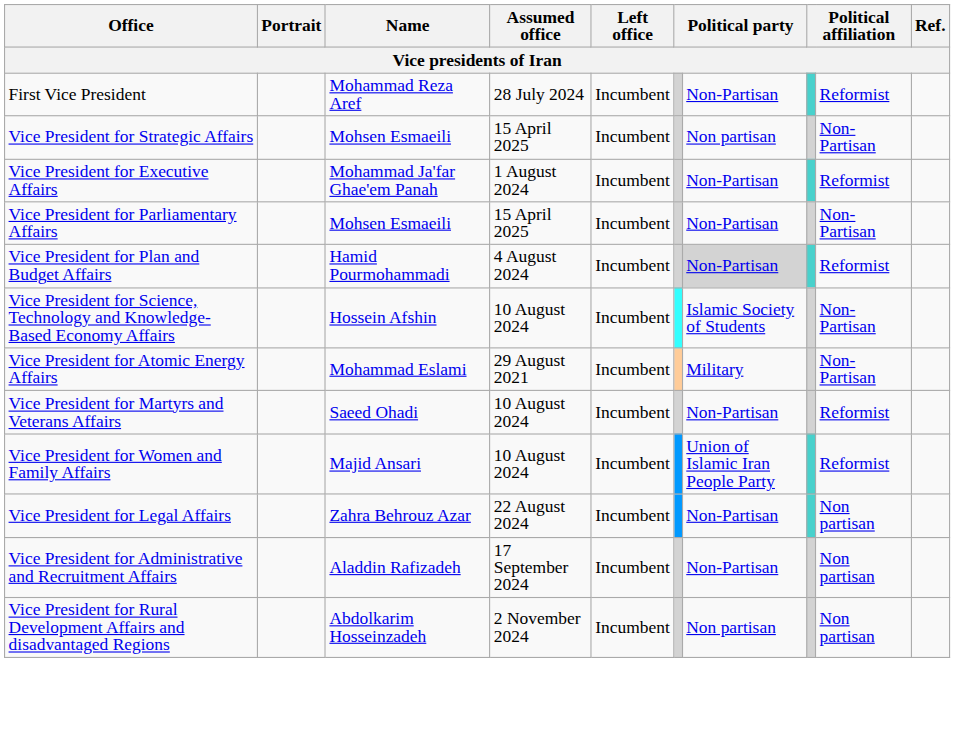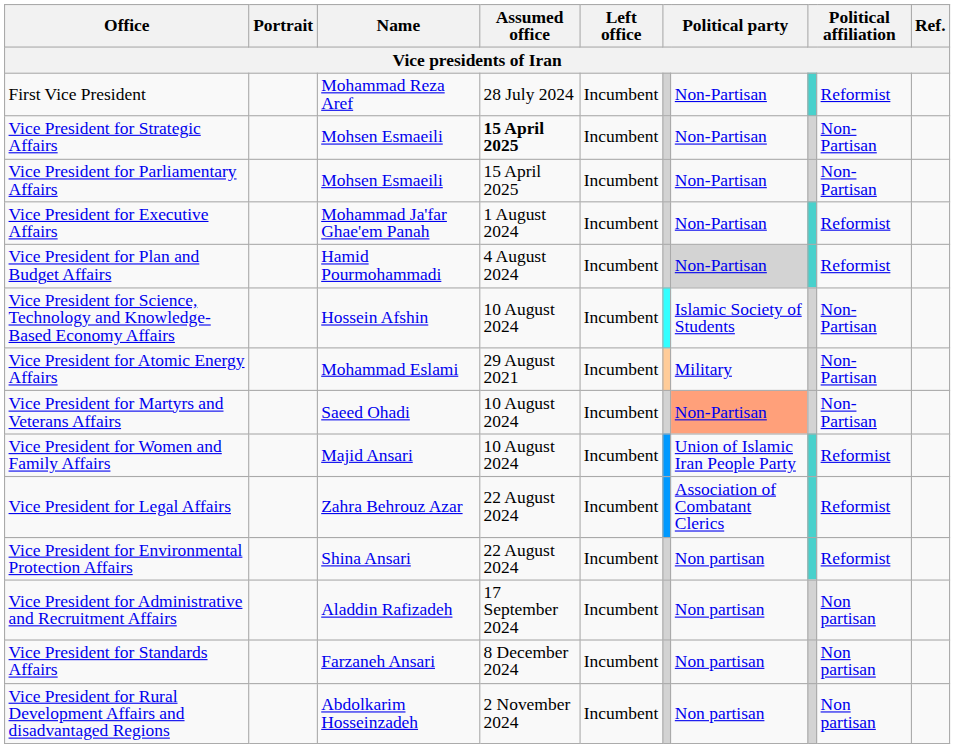(523, 137) normal -> (514, 137) bold
(731, 137) Non partisan -> (721, 137) Non-Partisan
rows swapped: (109, 180) <-> (123, 223)
(732, 412) no background -> (721, 412) lightsalmon background
(854, 412) Reformist -> (849, 412) Non-Partisan
(732, 515) Non-Partisan -> (725, 506) Association of Combatant Clerics
(847, 515) Non partisan -> (855, 506) Reformist
+ row: (125, 558)
(732, 567) Non-Partisan -> (720, 610) Non partisan
+ row: (108, 661)
